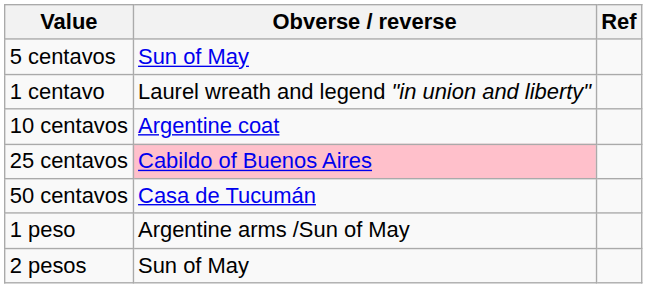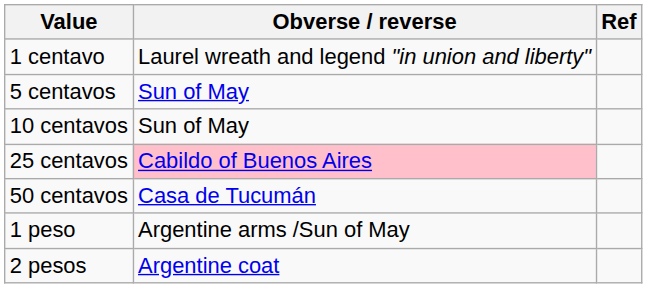rows swapped: (57, 91) <-> (63, 56)
(209, 126) Argentine coat -> (193, 126) Sun of May
(193, 265) Sun of May -> (209, 265) Argentine coat
